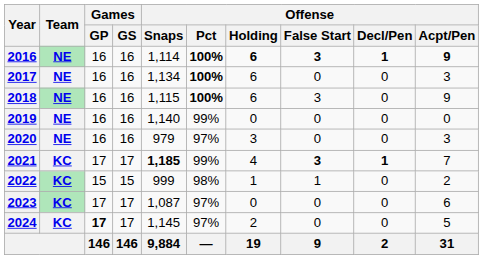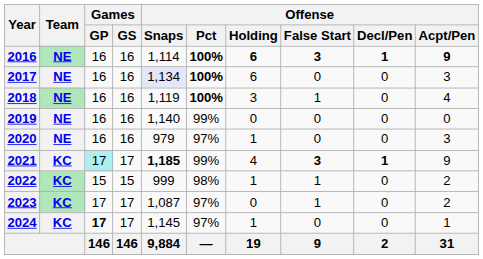(164, 77) no background -> (164, 77) lavender background
(164, 98) 1,115 -> (164, 98) 1,119
(253, 98) 6 -> (253, 98) 3
(317, 98) 3 -> (317, 98) 1
(447, 98) 9 -> (447, 98) 4
(253, 139) 3 -> (253, 139) 1
(99, 160) no background -> (99, 160) paleturquoise background
(447, 160) 7 -> (447, 160) 9
(317, 202) 0 -> (317, 202) 1
(447, 202) 6 -> (447, 202) 2
(253, 222) 2 -> (253, 222) 1
(447, 222) 5 -> (447, 222) 1
